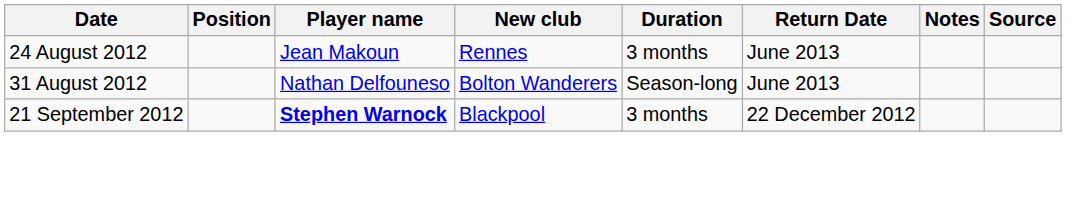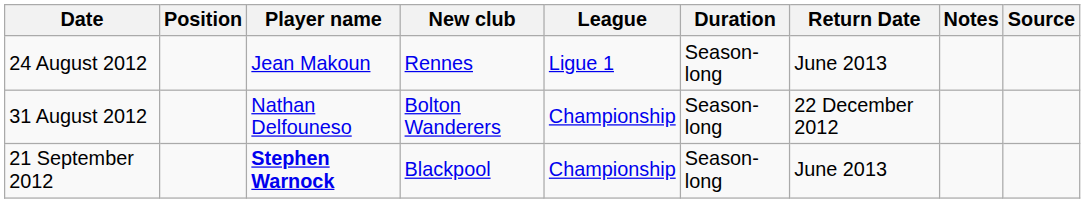+ column: (612, 20)
(667, 51) 3 months -> (722, 62) Season-long
(793, 83) June 2013 -> (854, 116) 22 December 2012
(667, 114) 3 months -> (722, 170) Season-long
(831, 114) 22 December 2012 -> (841, 170) June 2013
